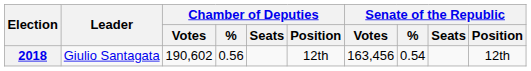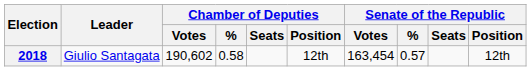(231, 55) 0.56 -> (231, 55) 0.58
(371, 55) 163,456 -> (371, 55) 163,454
(413, 55) 0.54 -> (413, 55) 0.57
